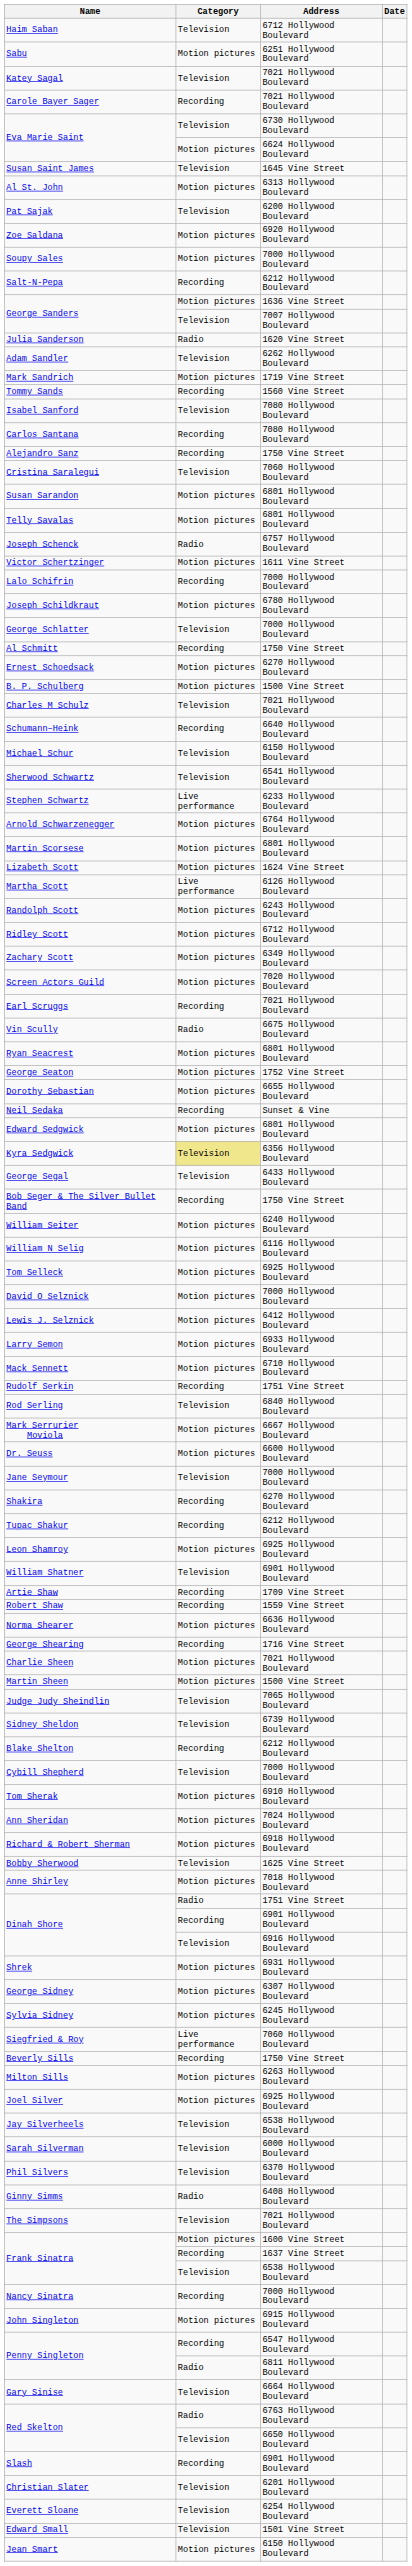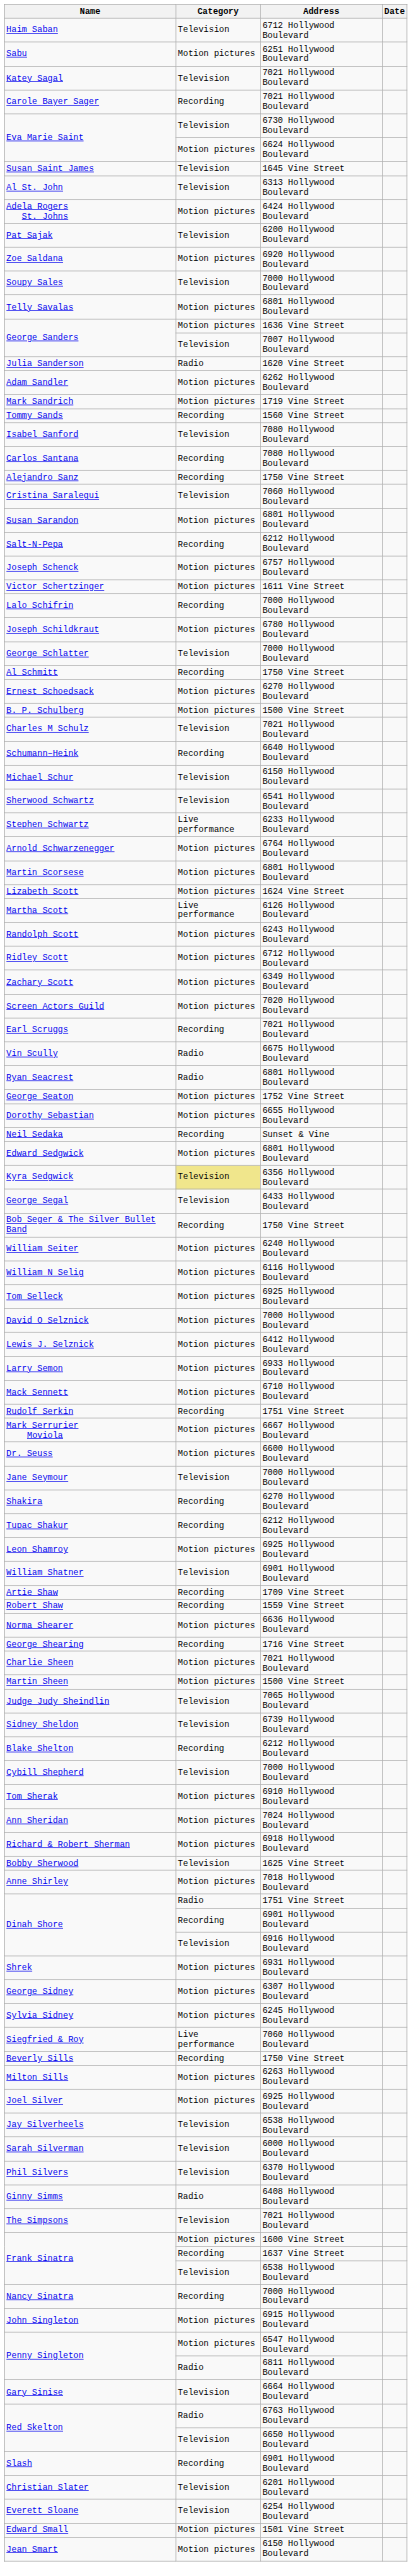(216, 188) Motion pictures -> (204, 188) Television
+ row: (37, 211)
(216, 259) Motion pictures -> (204, 283) Television
rows swapped: (35, 283) <-> (40, 520)
(204, 359) Television -> (216, 383) Motion pictures
(191, 544) Radio -> (216, 568) Motion pictures
(216, 1054) Motion pictures -> (191, 1078) Radio
- row: (35, 1406)
(201, 2344) Recording -> (216, 2344) Motion pictures
(204, 2530) Television -> (216, 2530) Motion pictures
